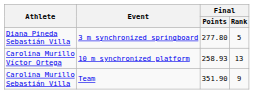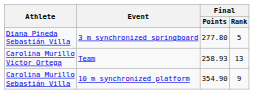(134, 58) 10 m synchronized platform -> (87, 58) Team
(87, 79) Team -> (134, 79) 10 m synchronized platform
(215, 79) 351.90 -> (215, 79) 354.90
